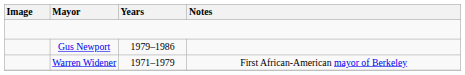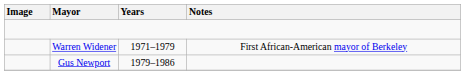rows swapped: (84, 62) <-> (84, 47)
